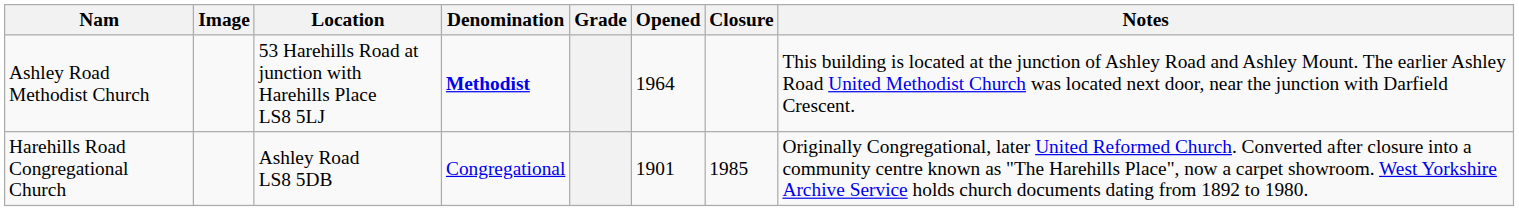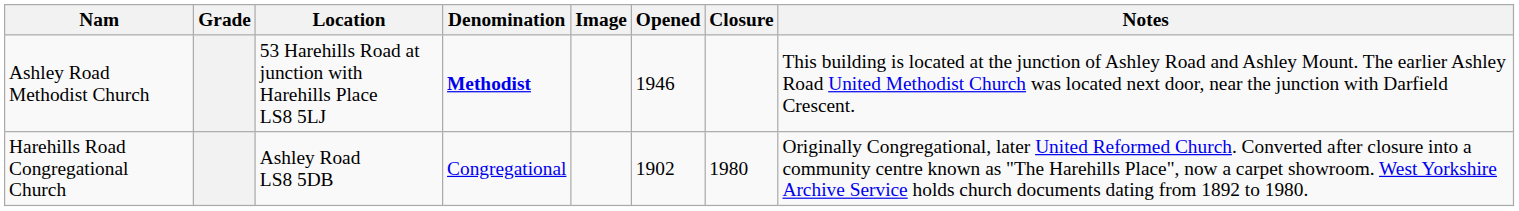columns swapped: (224, 19) <-> (601, 19)
(655, 83) 1964 -> (655, 83) 1946
(655, 168) 1901 -> (655, 168) 1902
(729, 168) 1985 -> (729, 168) 1980
